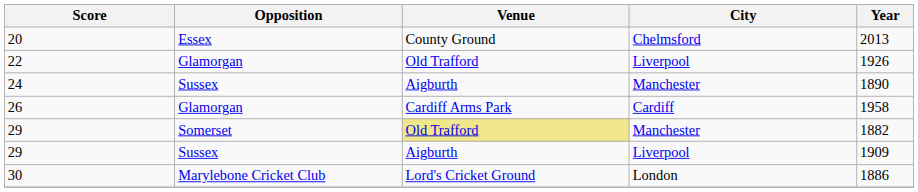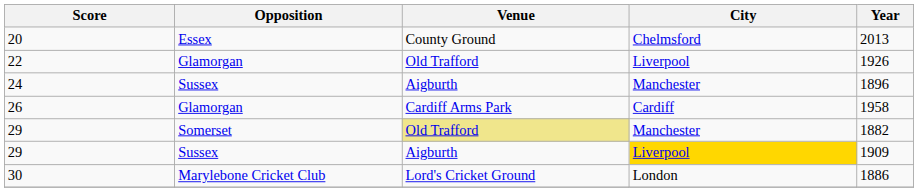(874, 84) 1890 -> (874, 84) 1896
(661, 152) no background -> (661, 152) gold background
